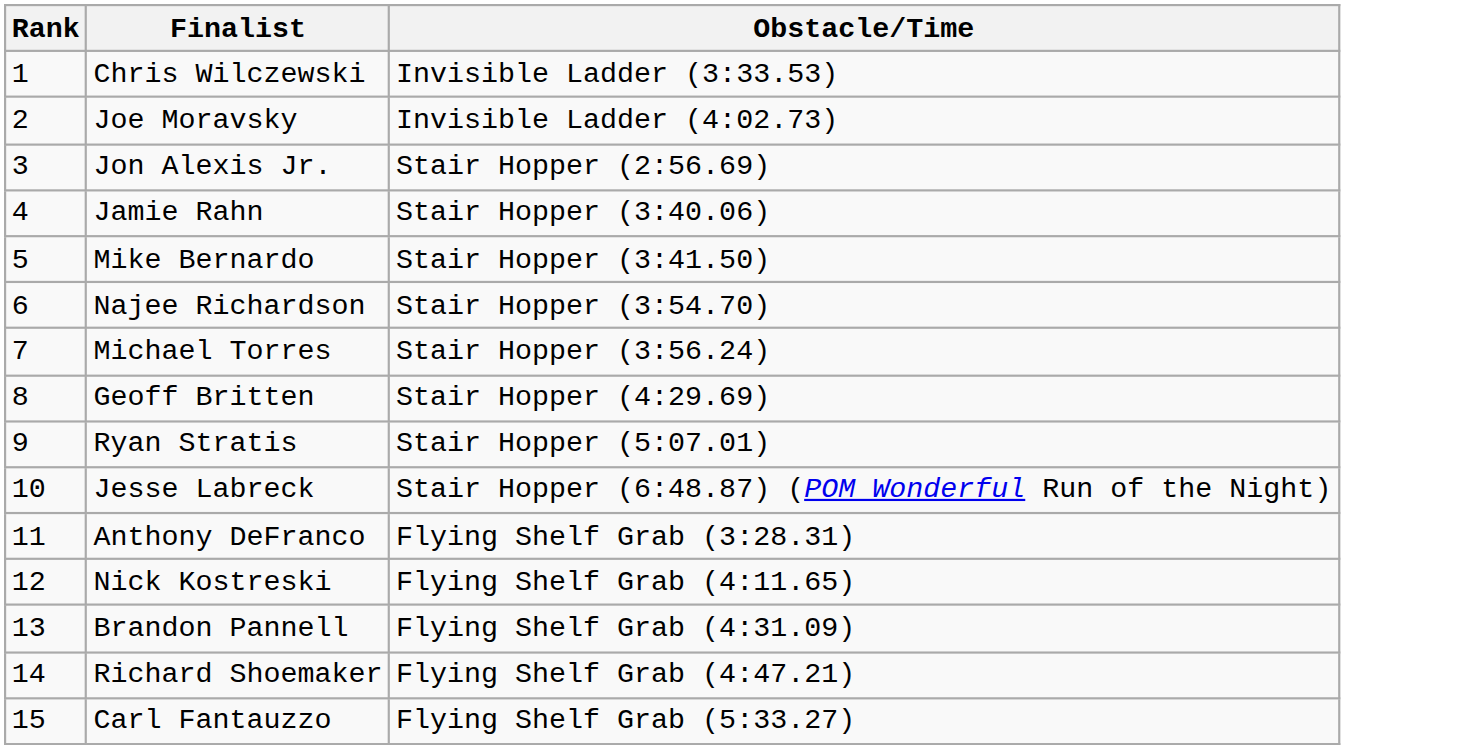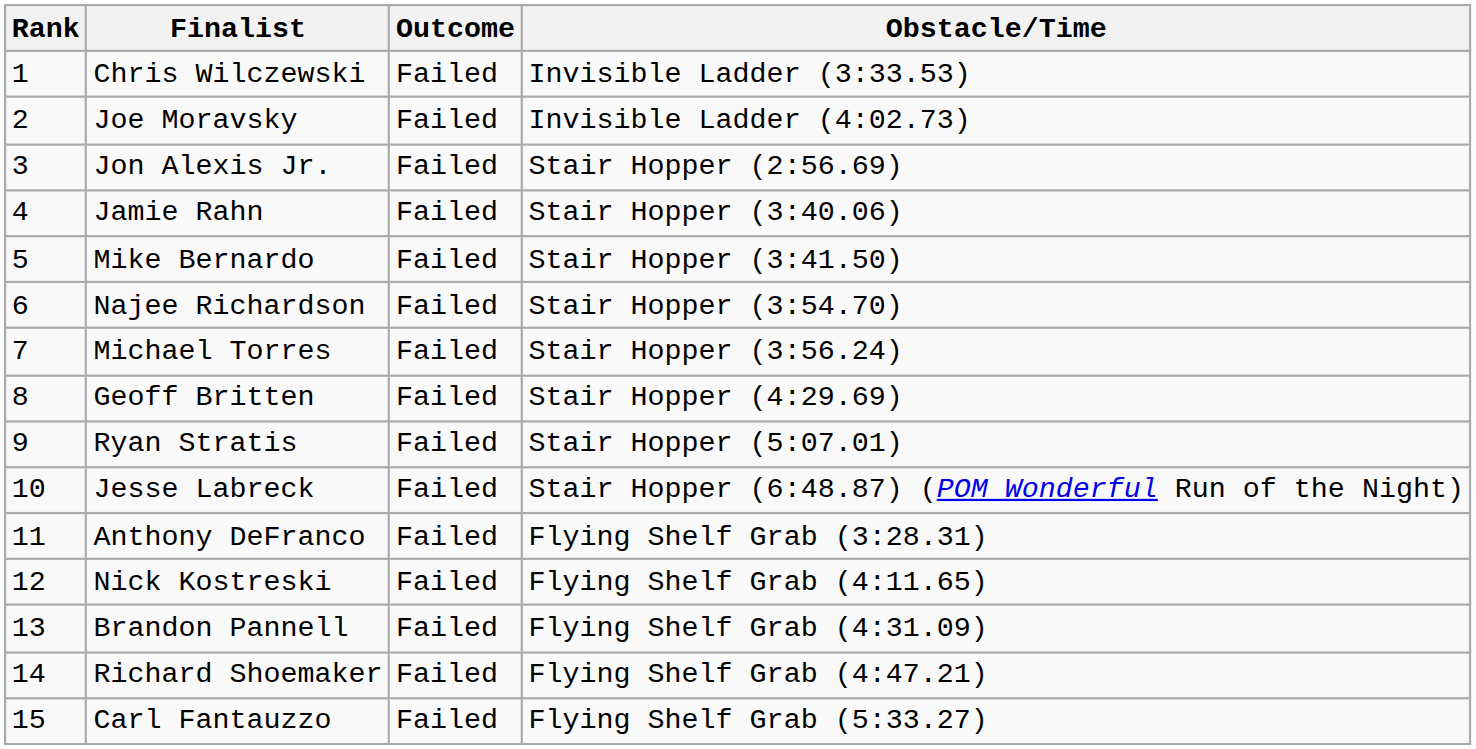+ column: (456, 28)
